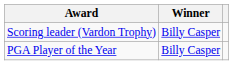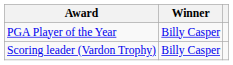rows swapped: (62, 50) <-> (82, 32)
